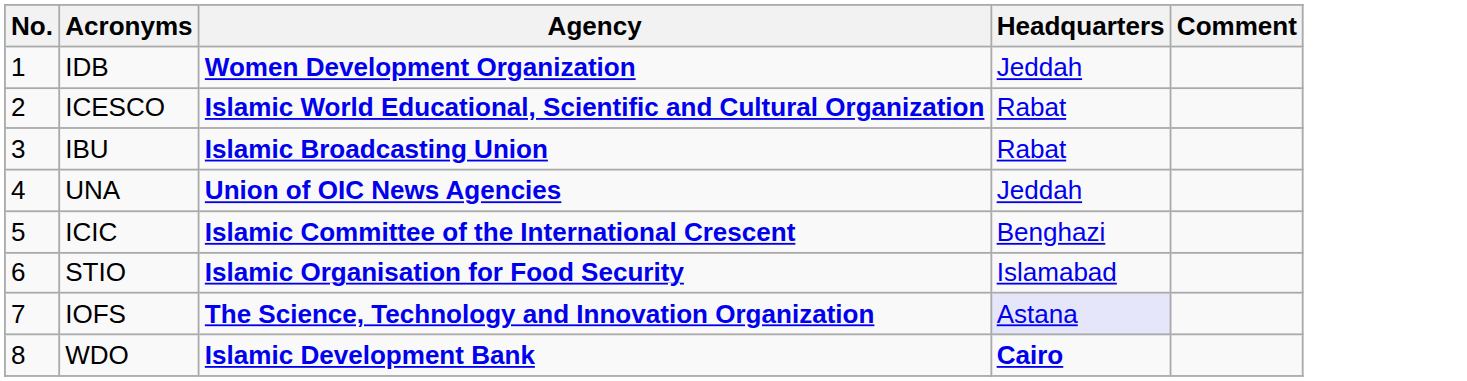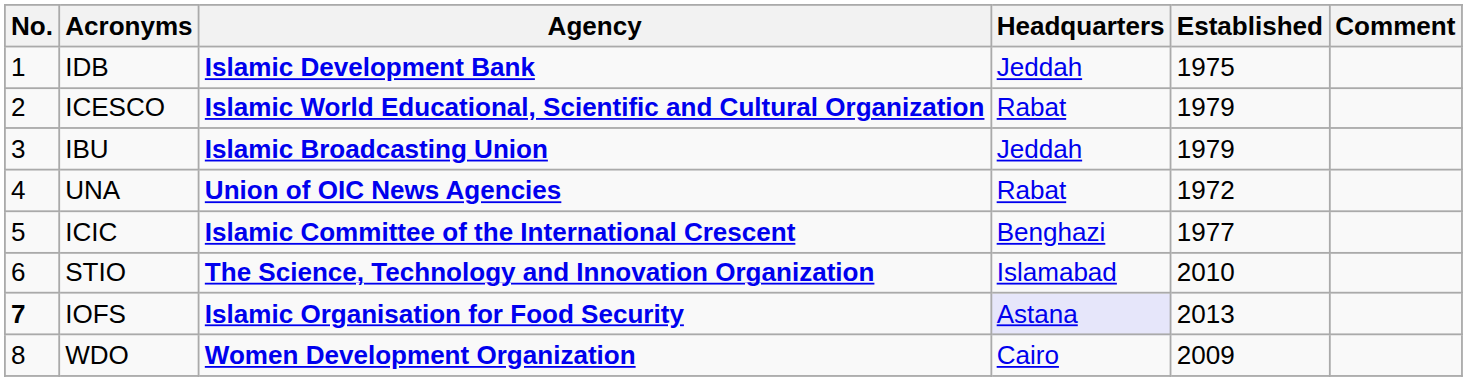+ column: (1250, 26)
(420, 67) Women Development Organization -> (370, 67) Islamic Development Bank
(1031, 149) Rabat -> (1039, 149) Jeddah
(1039, 191) Jeddah -> (1031, 191) Rabat
(444, 273) Islamic Organisation for Food Security -> (540, 273) The Science, Technology and Innovation Organization
(18, 314) normal -> (18, 314) bold
(540, 314) The Science, Technology and Innovation Organization -> (444, 314) Islamic Organisation for Food Security
(370, 355) Islamic Development Bank -> (420, 355) Women Development Organization
(1030, 355) bold -> (1028, 355) normal
